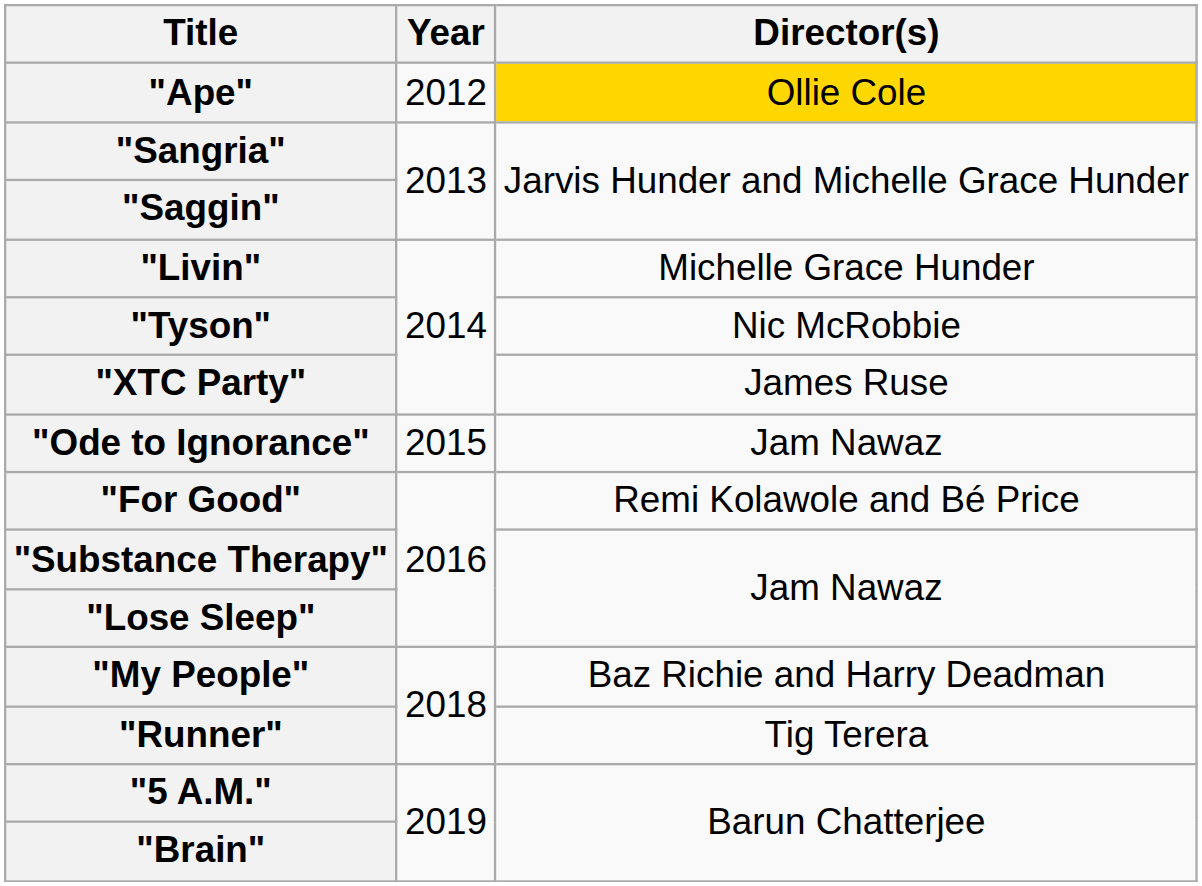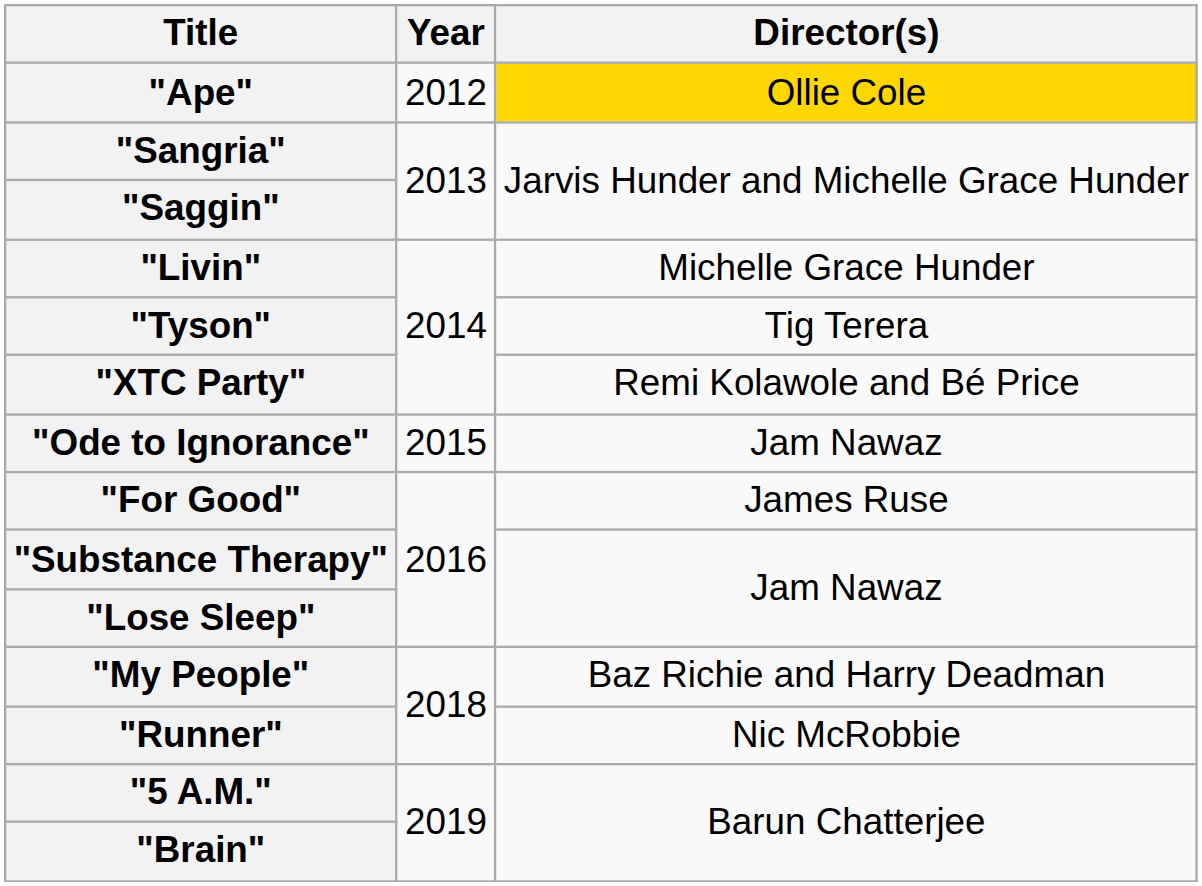(846, 325) Nic McRobbie -> (846, 325) Tig Terera
(846, 383) James Ruse -> (846, 383) Remi Kolawole and Bé Price
(846, 500) Remi Kolawole and Bé Price -> (846, 500) James Ruse
(846, 734) Tig Terera -> (846, 734) Nic McRobbie
